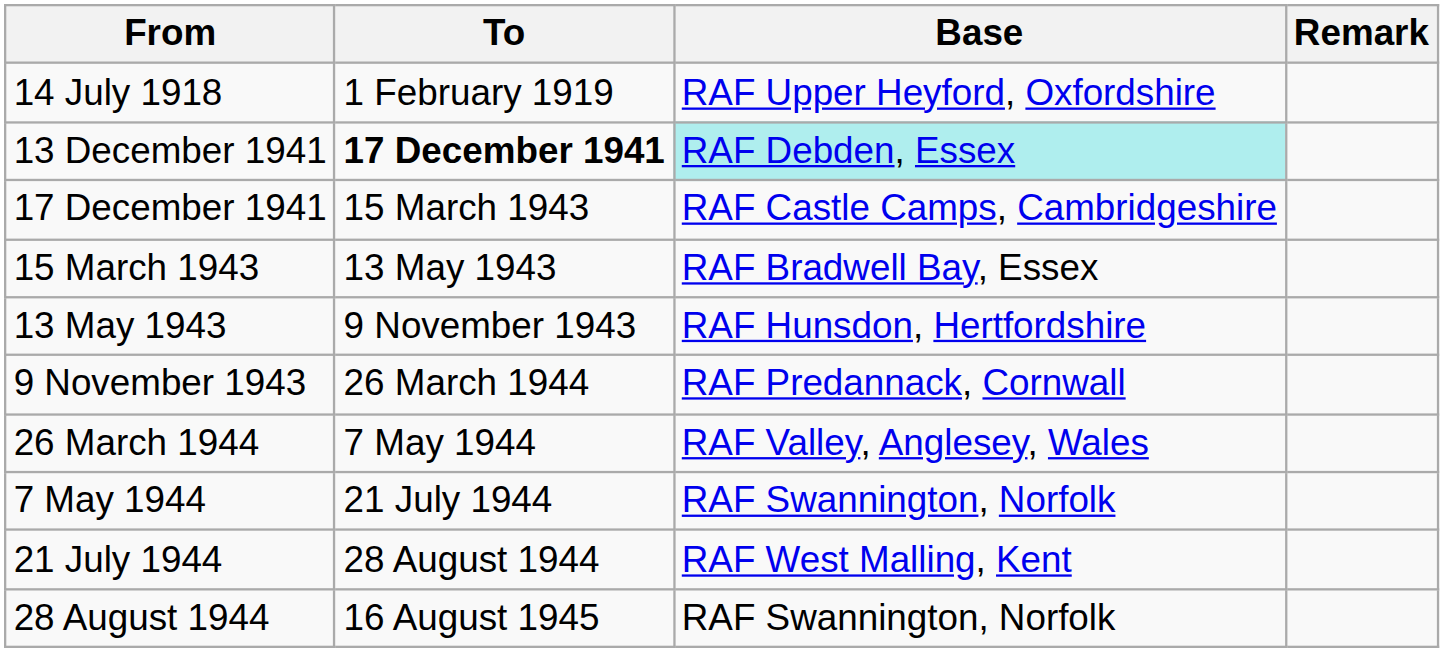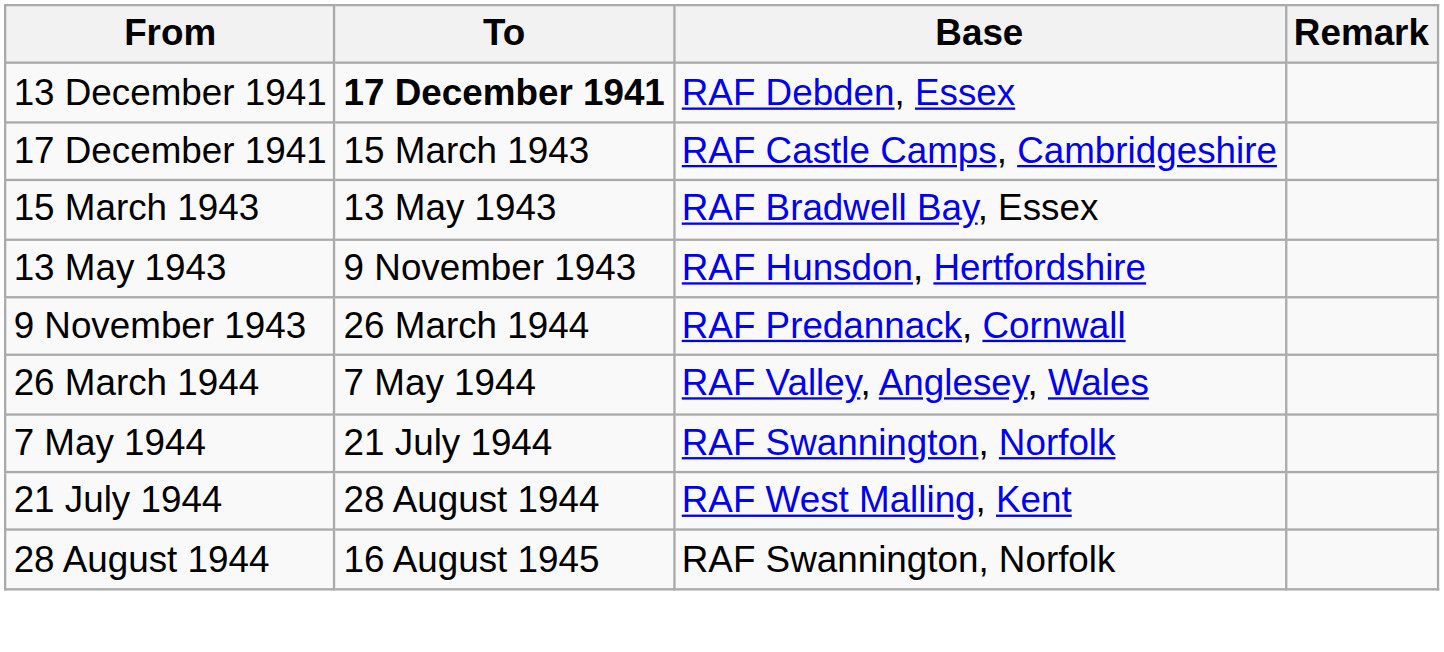- row: (118, 92)
(848, 150) paleturquoise background -> (848, 92) no background
